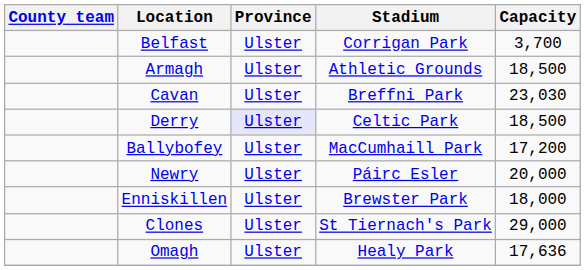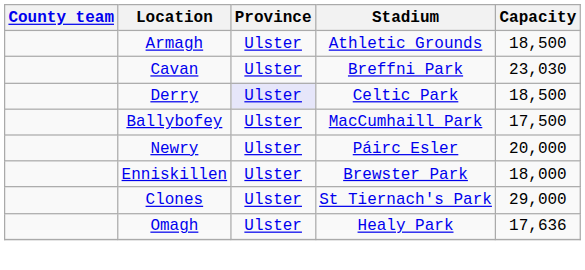- row: (174, 44)
(538, 148) 17,200 -> (538, 122) 17,500
